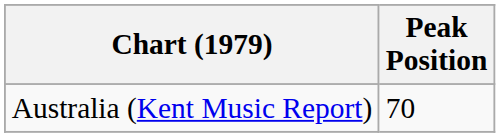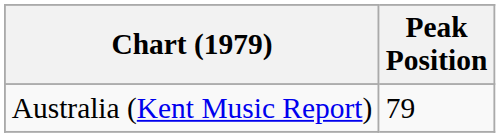(401, 107) 70 -> (401, 107) 79
